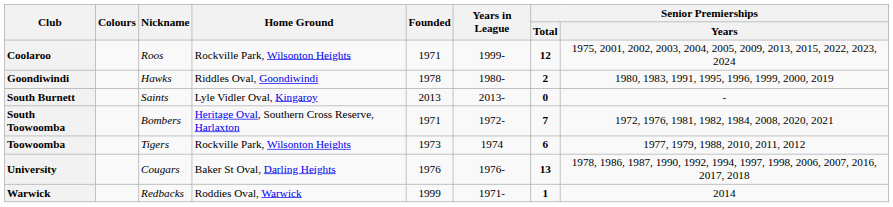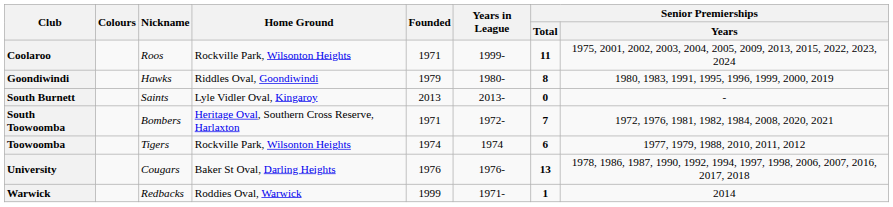(545, 55) 12 -> (545, 55) 11
(430, 79) 1978 -> (430, 79) 1979
(545, 79) 2 -> (545, 79) 8
(430, 145) 1973 -> (430, 145) 1974
